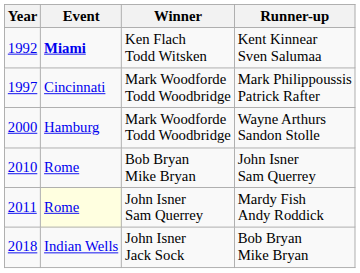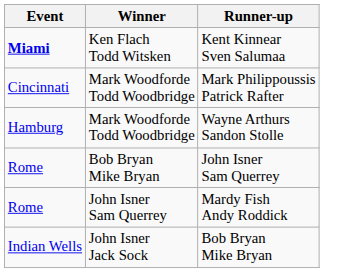- column: (23, 16)
(62, 207) lightyellow background -> (25, 207) no background
